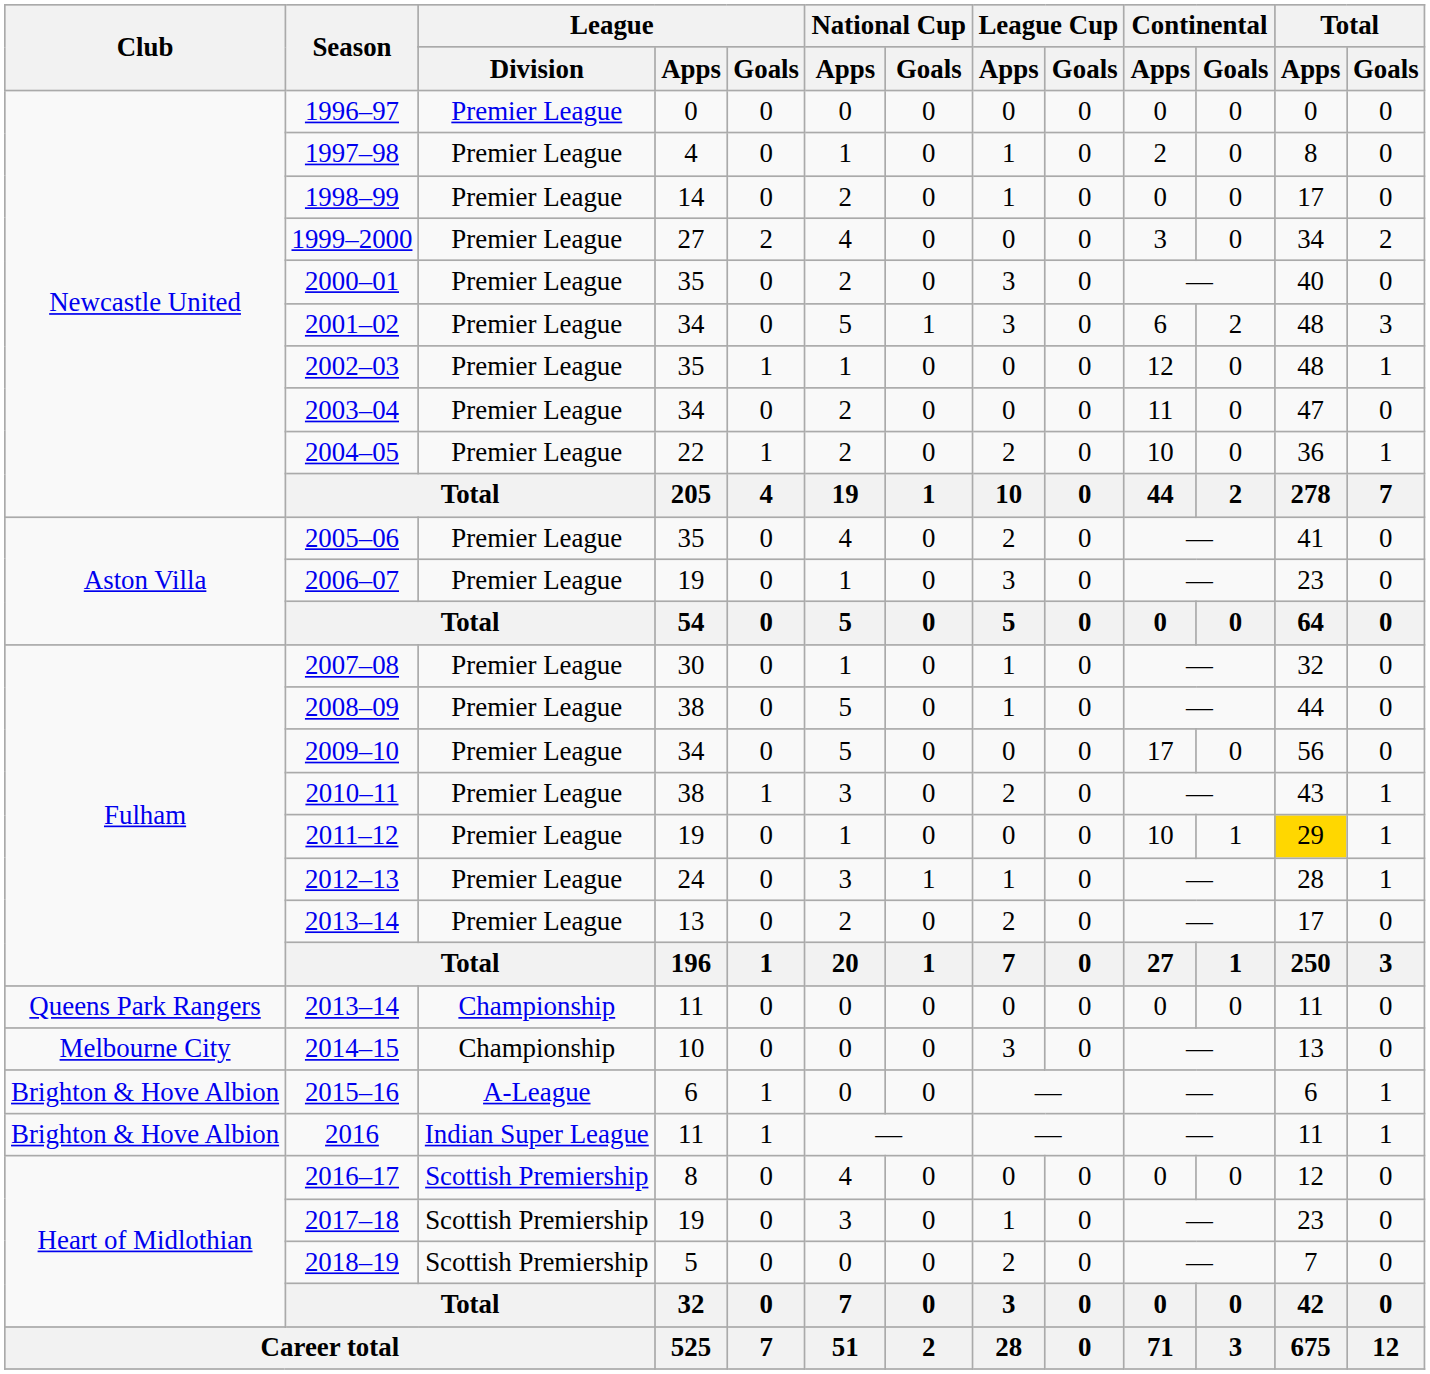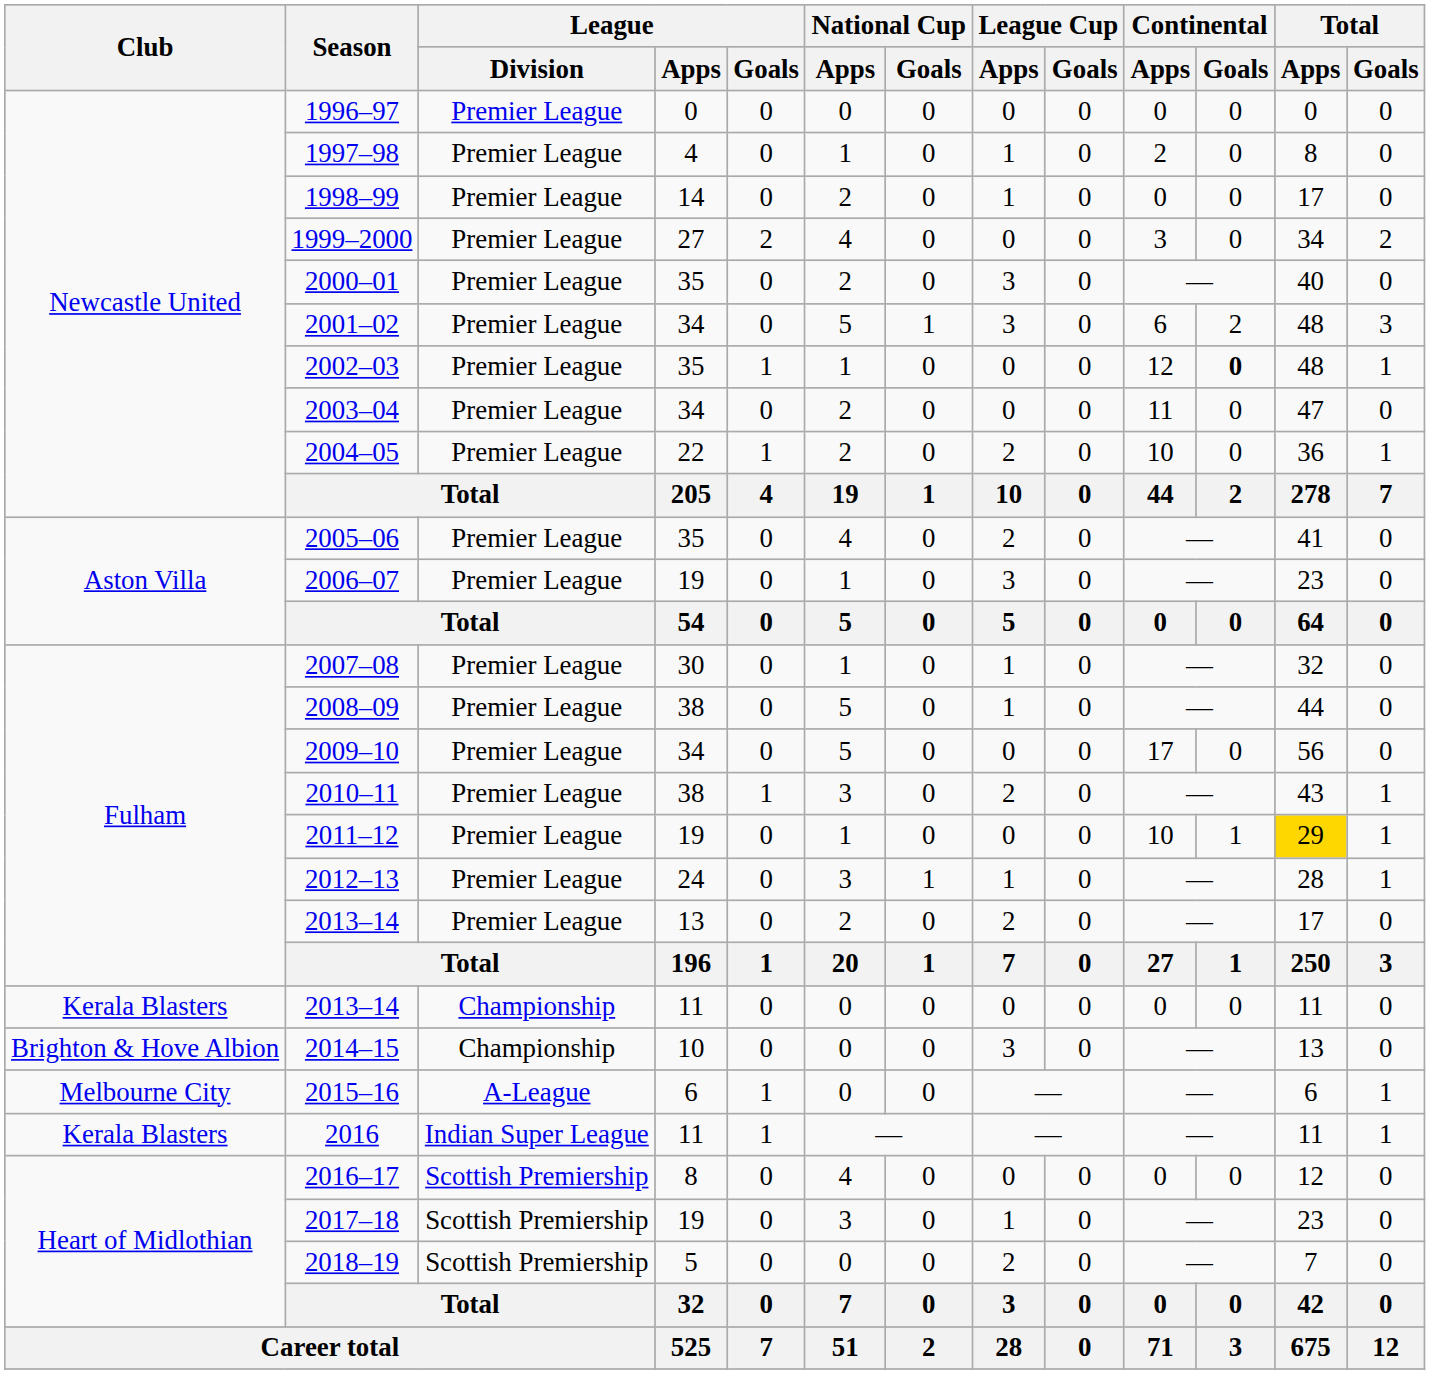(1235, 366) normal -> (1235, 366) bold
(145, 1006) Queens Park Rangers -> (145, 1006) Kerala Blasters
(145, 1048) Melbourne City -> (145, 1048) Brighton & Hove Albion
(145, 1091) Brighton & Hove Albion -> (145, 1091) Melbourne City
(145, 1134) Brighton & Hove Albion -> (145, 1134) Kerala Blasters
